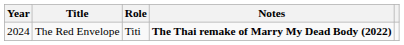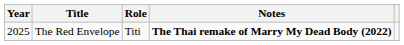(18, 31) 2024 -> (18, 31) 2025
